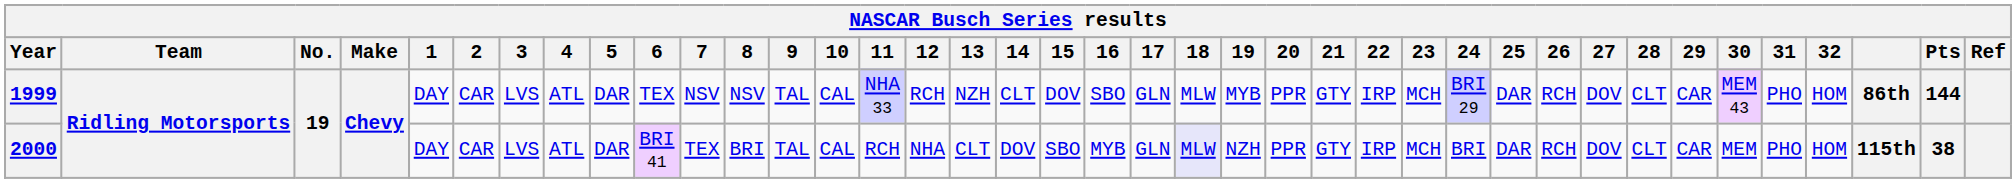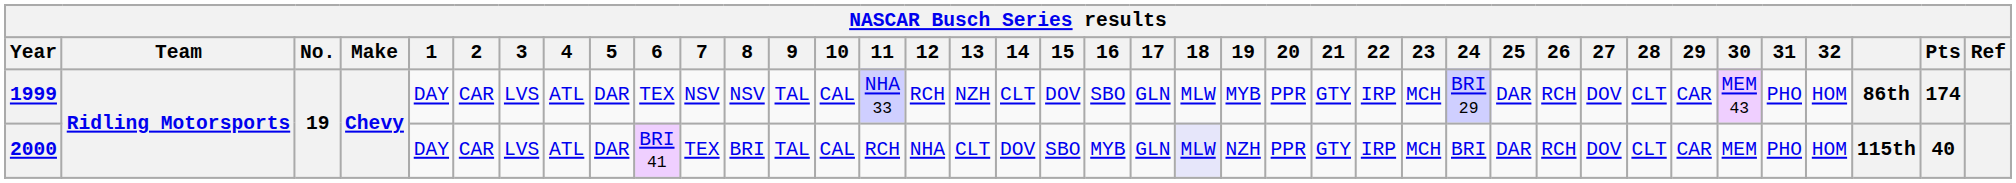(1943, 96) 144 -> (1943, 96) 174
(1943, 150) 38 -> (1943, 150) 40
